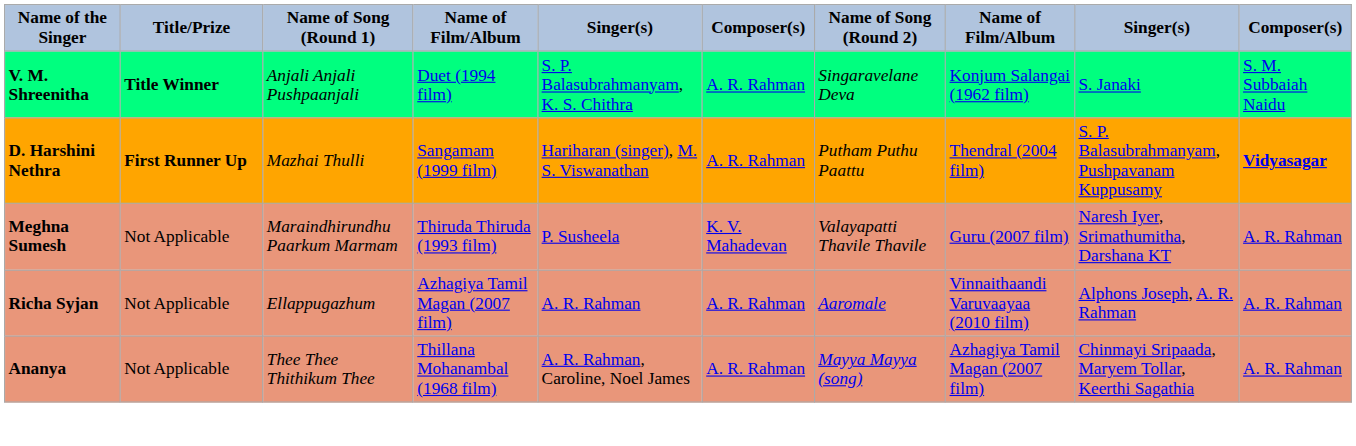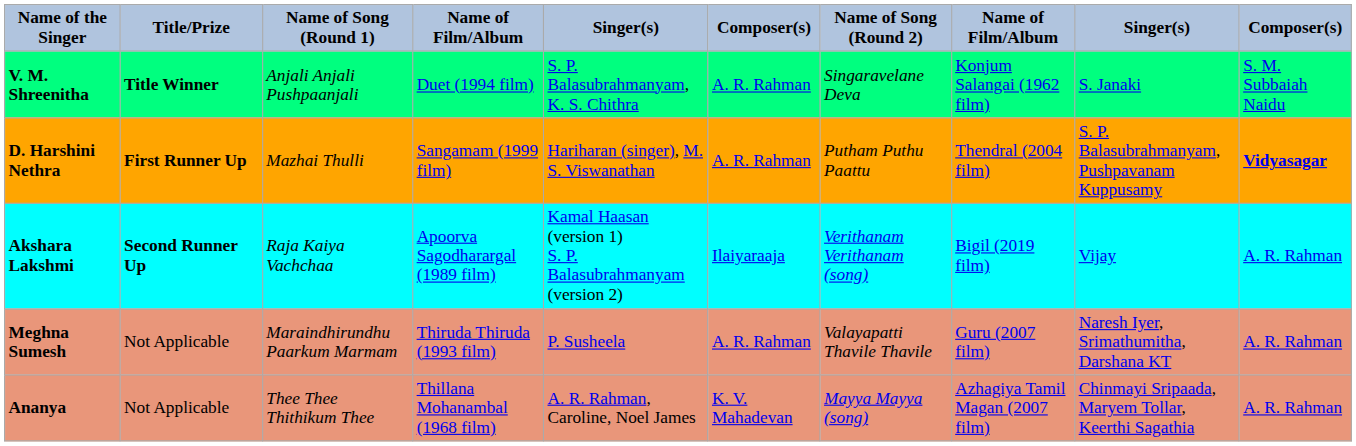+ row: (41, 255)
(746, 236) K. V. Mahadevan -> (761, 341) A. R. Rahman
- row: (53, 302)
(756, 369) A. R. Rahman -> (752, 407) K. V. Mahadevan
